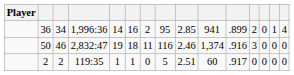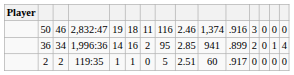rows swapped: (46, 45) <-> (46, 29)
